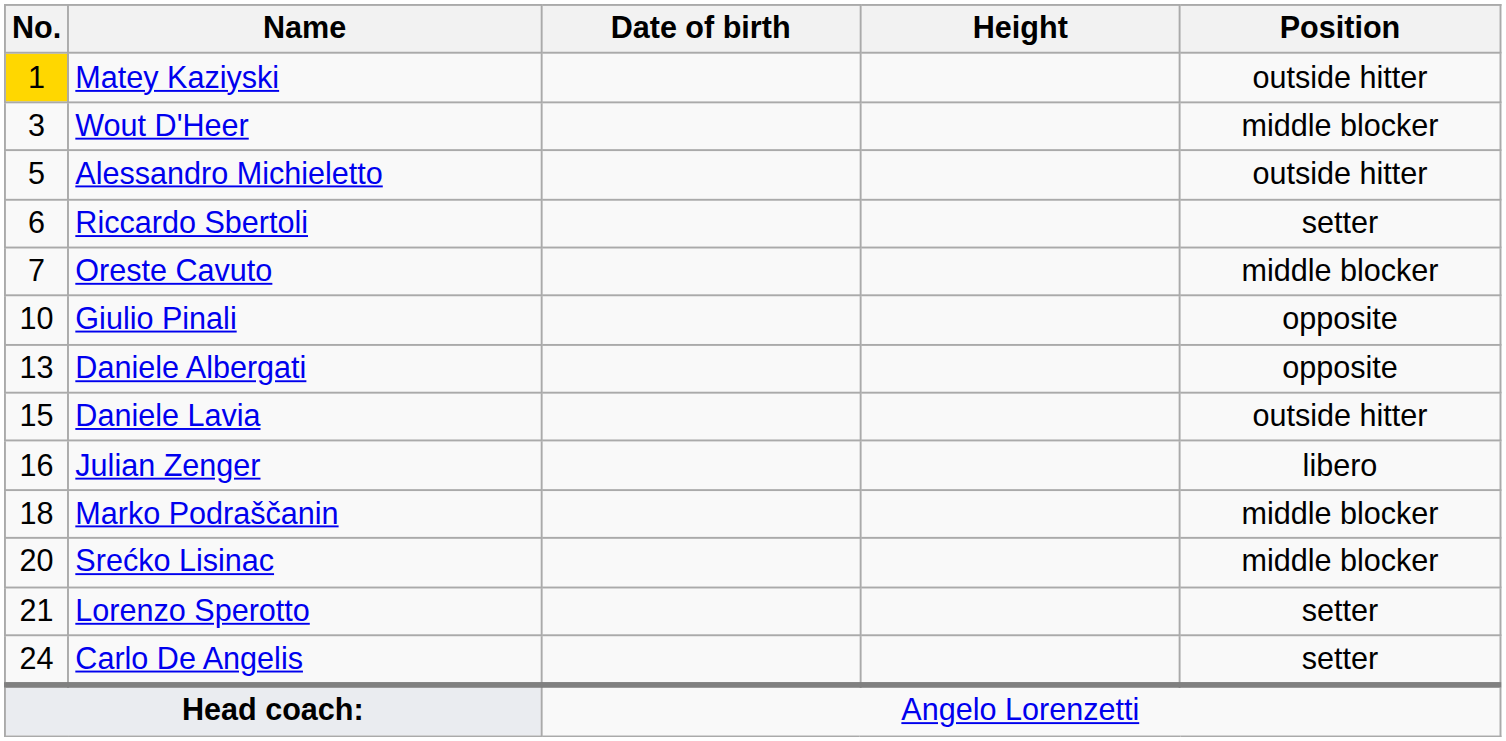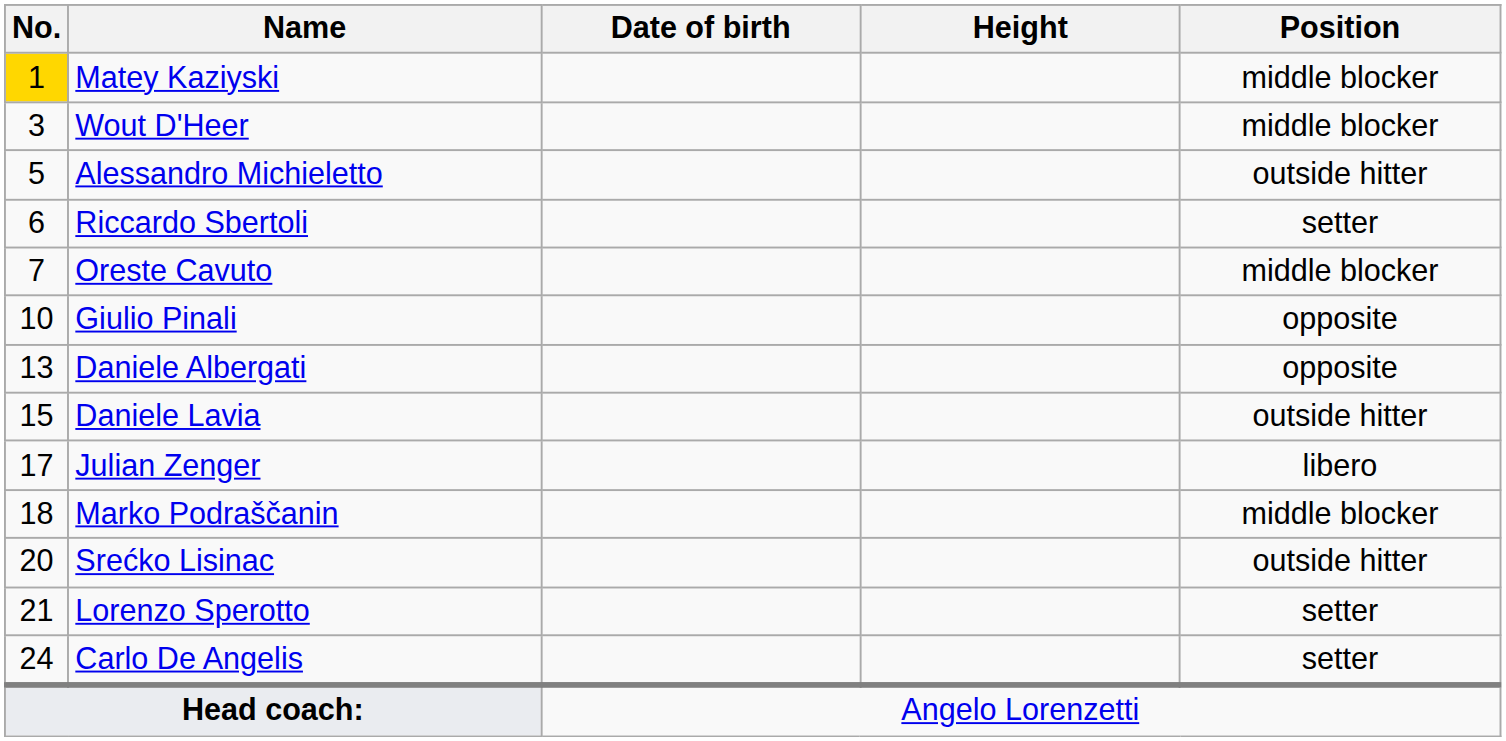(1340, 77) outside hitter -> (1340, 77) middle blocker
(37, 464) 16 -> (37, 464) 17
(1340, 561) middle blocker -> (1340, 561) outside hitter
